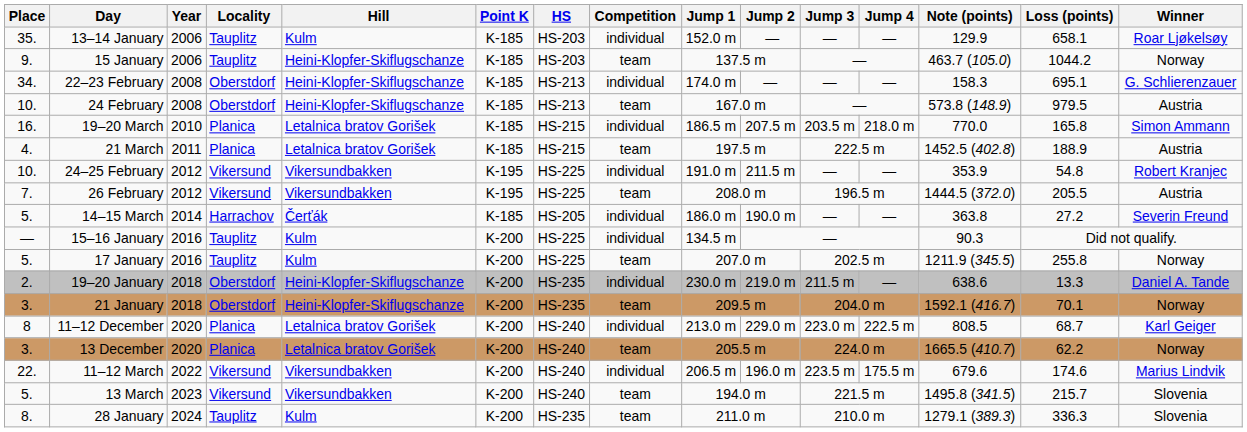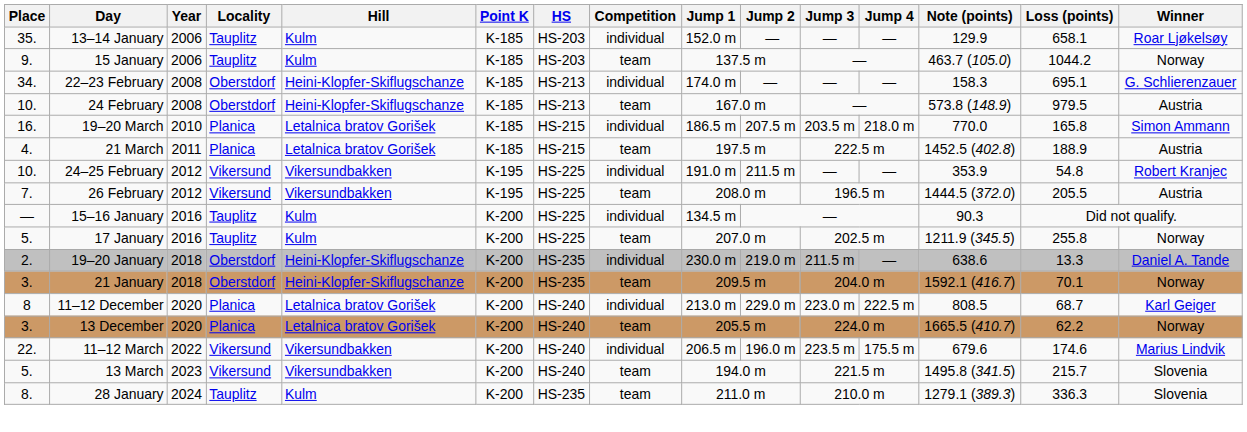(374, 60) Heini-Klopfer-Skiflugschanze -> (301, 60) Kulm
- row: (123, 216)
